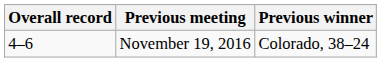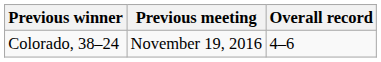columns swapped: (60, 17) <-> (316, 17)
